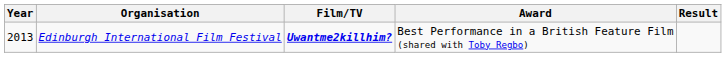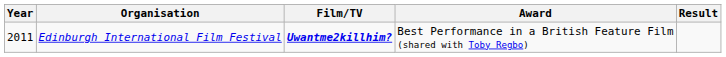(20, 37) 2013 -> (20, 37) 2011
